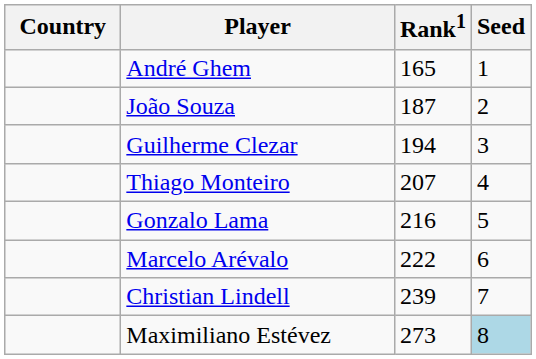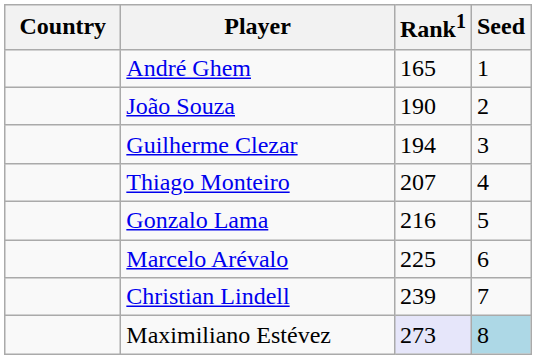(418, 106) 187 -> (418, 106) 190
(418, 258) 222 -> (418, 258) 225
(418, 334) no background -> (418, 334) lavender background
